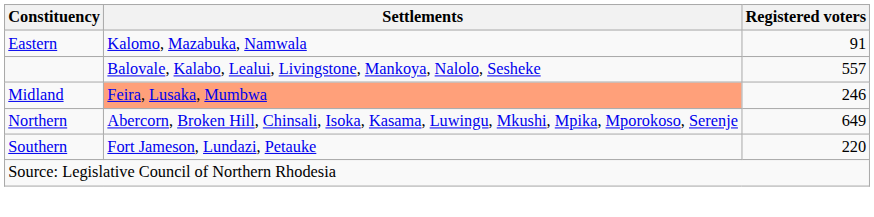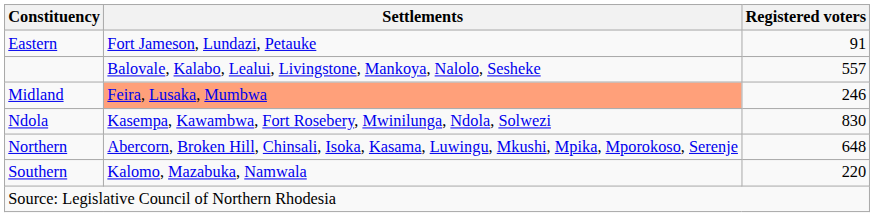(207, 43) Kalomo, Mazabuka, Namwala -> (212, 43) Fort Jameson, Lundazi, Petauke
+ row: (28, 120)
(854, 120) 649 -> (854, 146) 648
(212, 146) Fort Jameson, Lundazi, Petauke -> (207, 172) Kalomo, Mazabuka, Namwala
